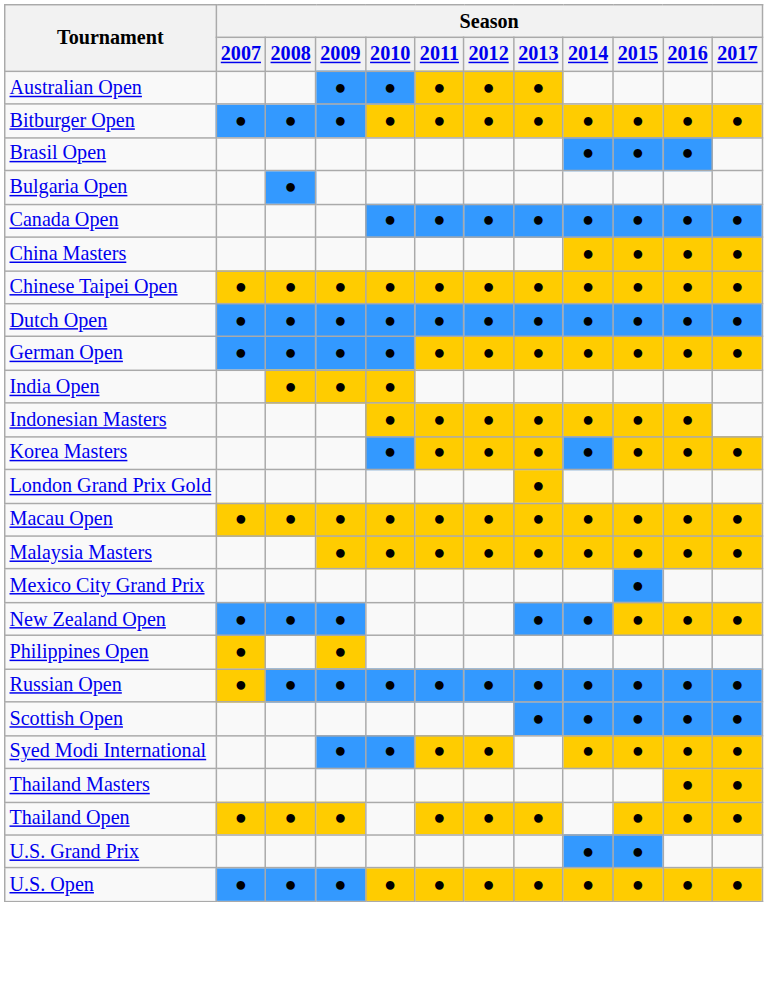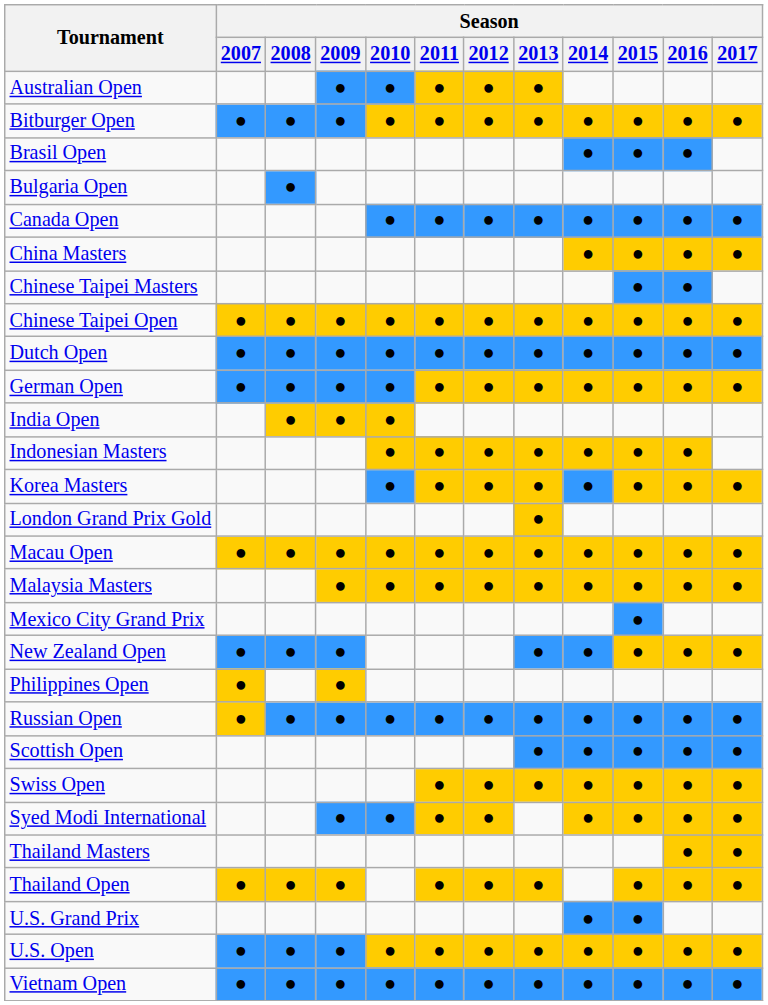+ row: (104, 286)
+ row: (57, 784)
+ row: (68, 983)
